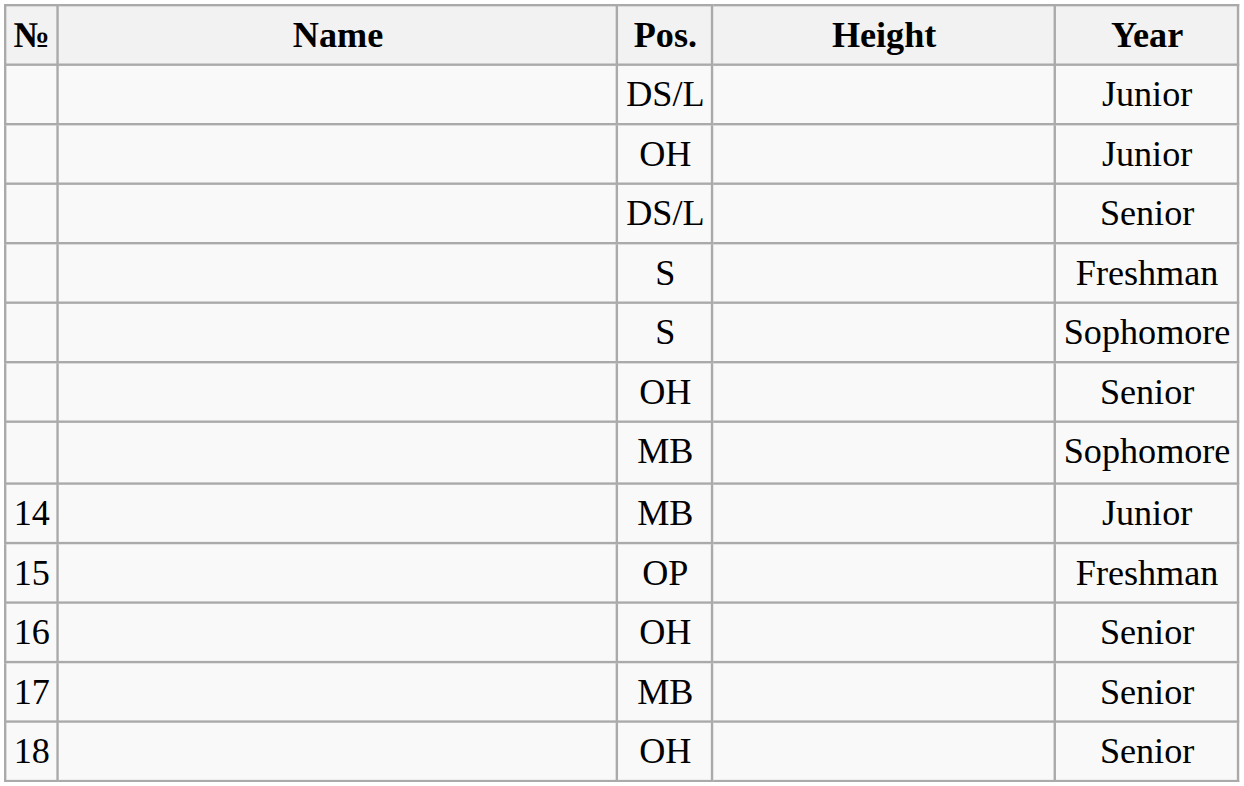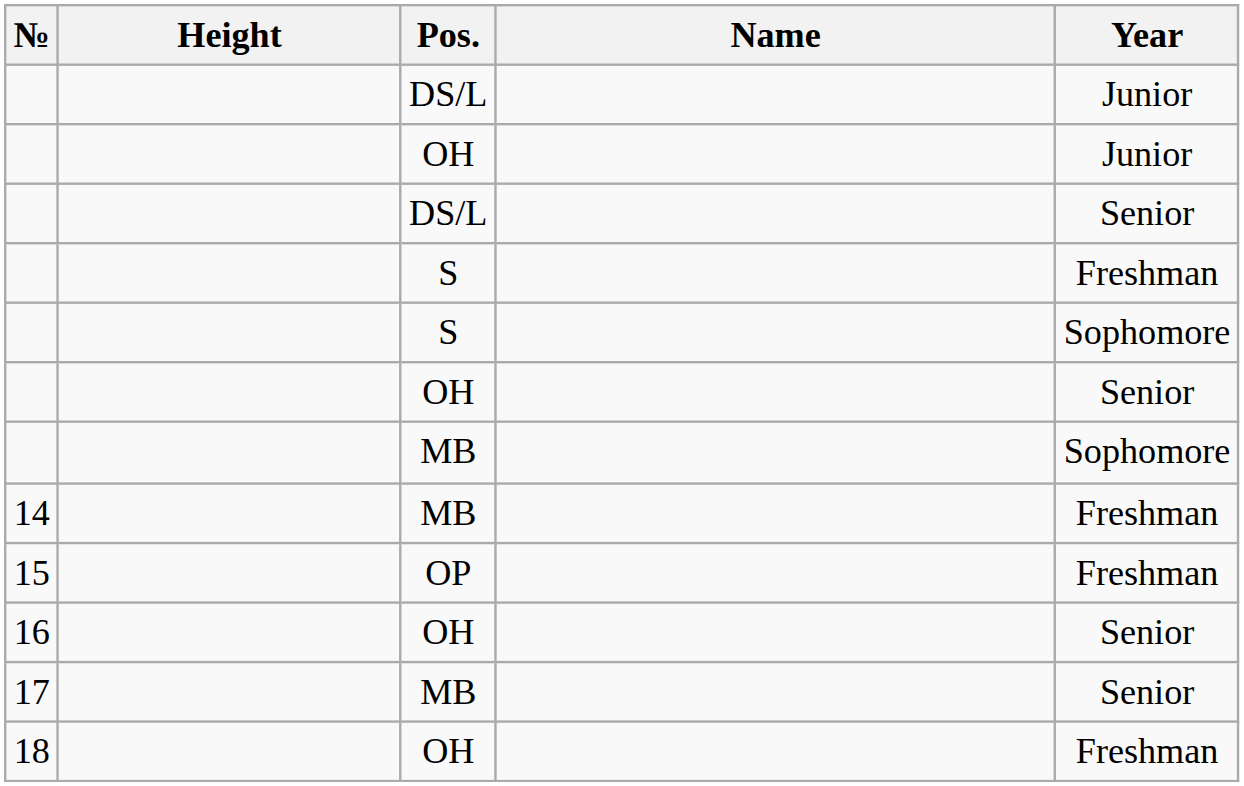columns swapped: (338, 34) <-> (884, 34)
(1147, 511) Junior -> (1147, 511) Freshman
(1147, 750) Senior -> (1147, 750) Freshman
